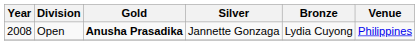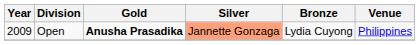(19, 31) 2008 -> (19, 31) 2009
(234, 31) no background -> (234, 31) lightsalmon background
